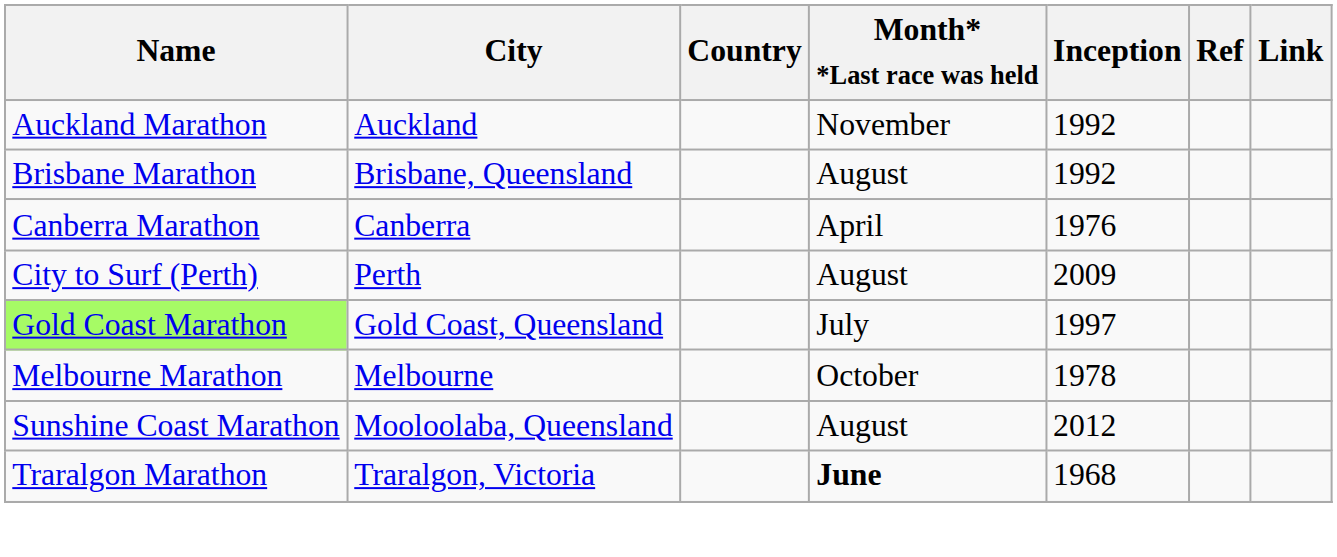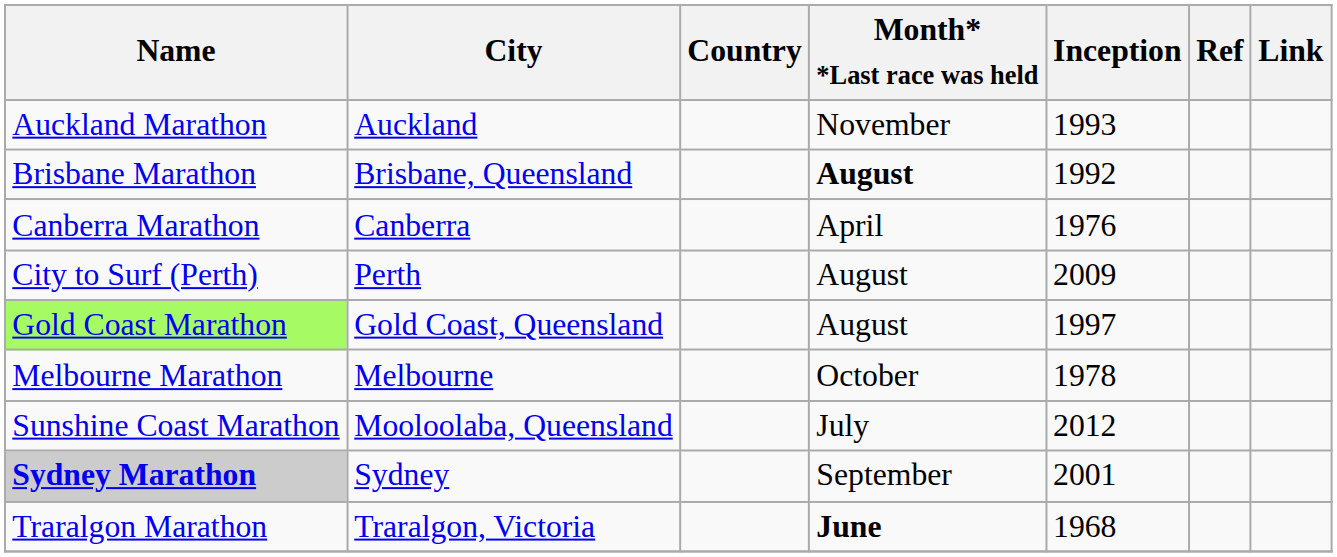(1085, 123) 1992 -> (1085, 123) 1993
(862, 174) normal -> (865, 174) bold
(843, 324) July -> (862, 324) August
(862, 425) August -> (843, 425) July
+ row: (134, 475)
